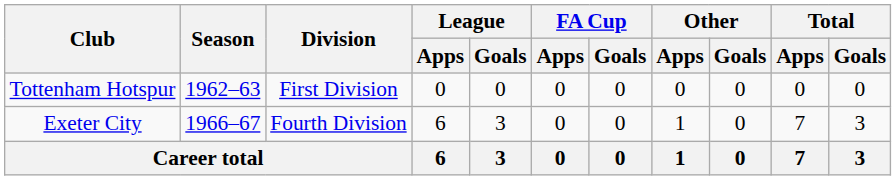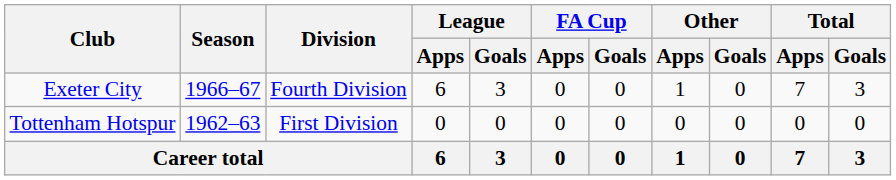rows swapped: (93, 89) <-> (93, 123)
